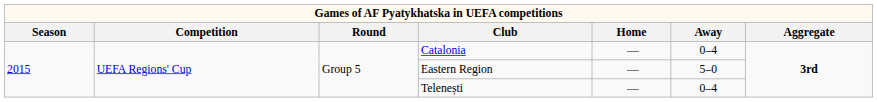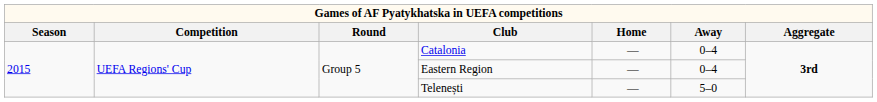(708, 69) 5–0 -> (708, 69) 0–4
(708, 87) 0–4 -> (708, 87) 5–0
